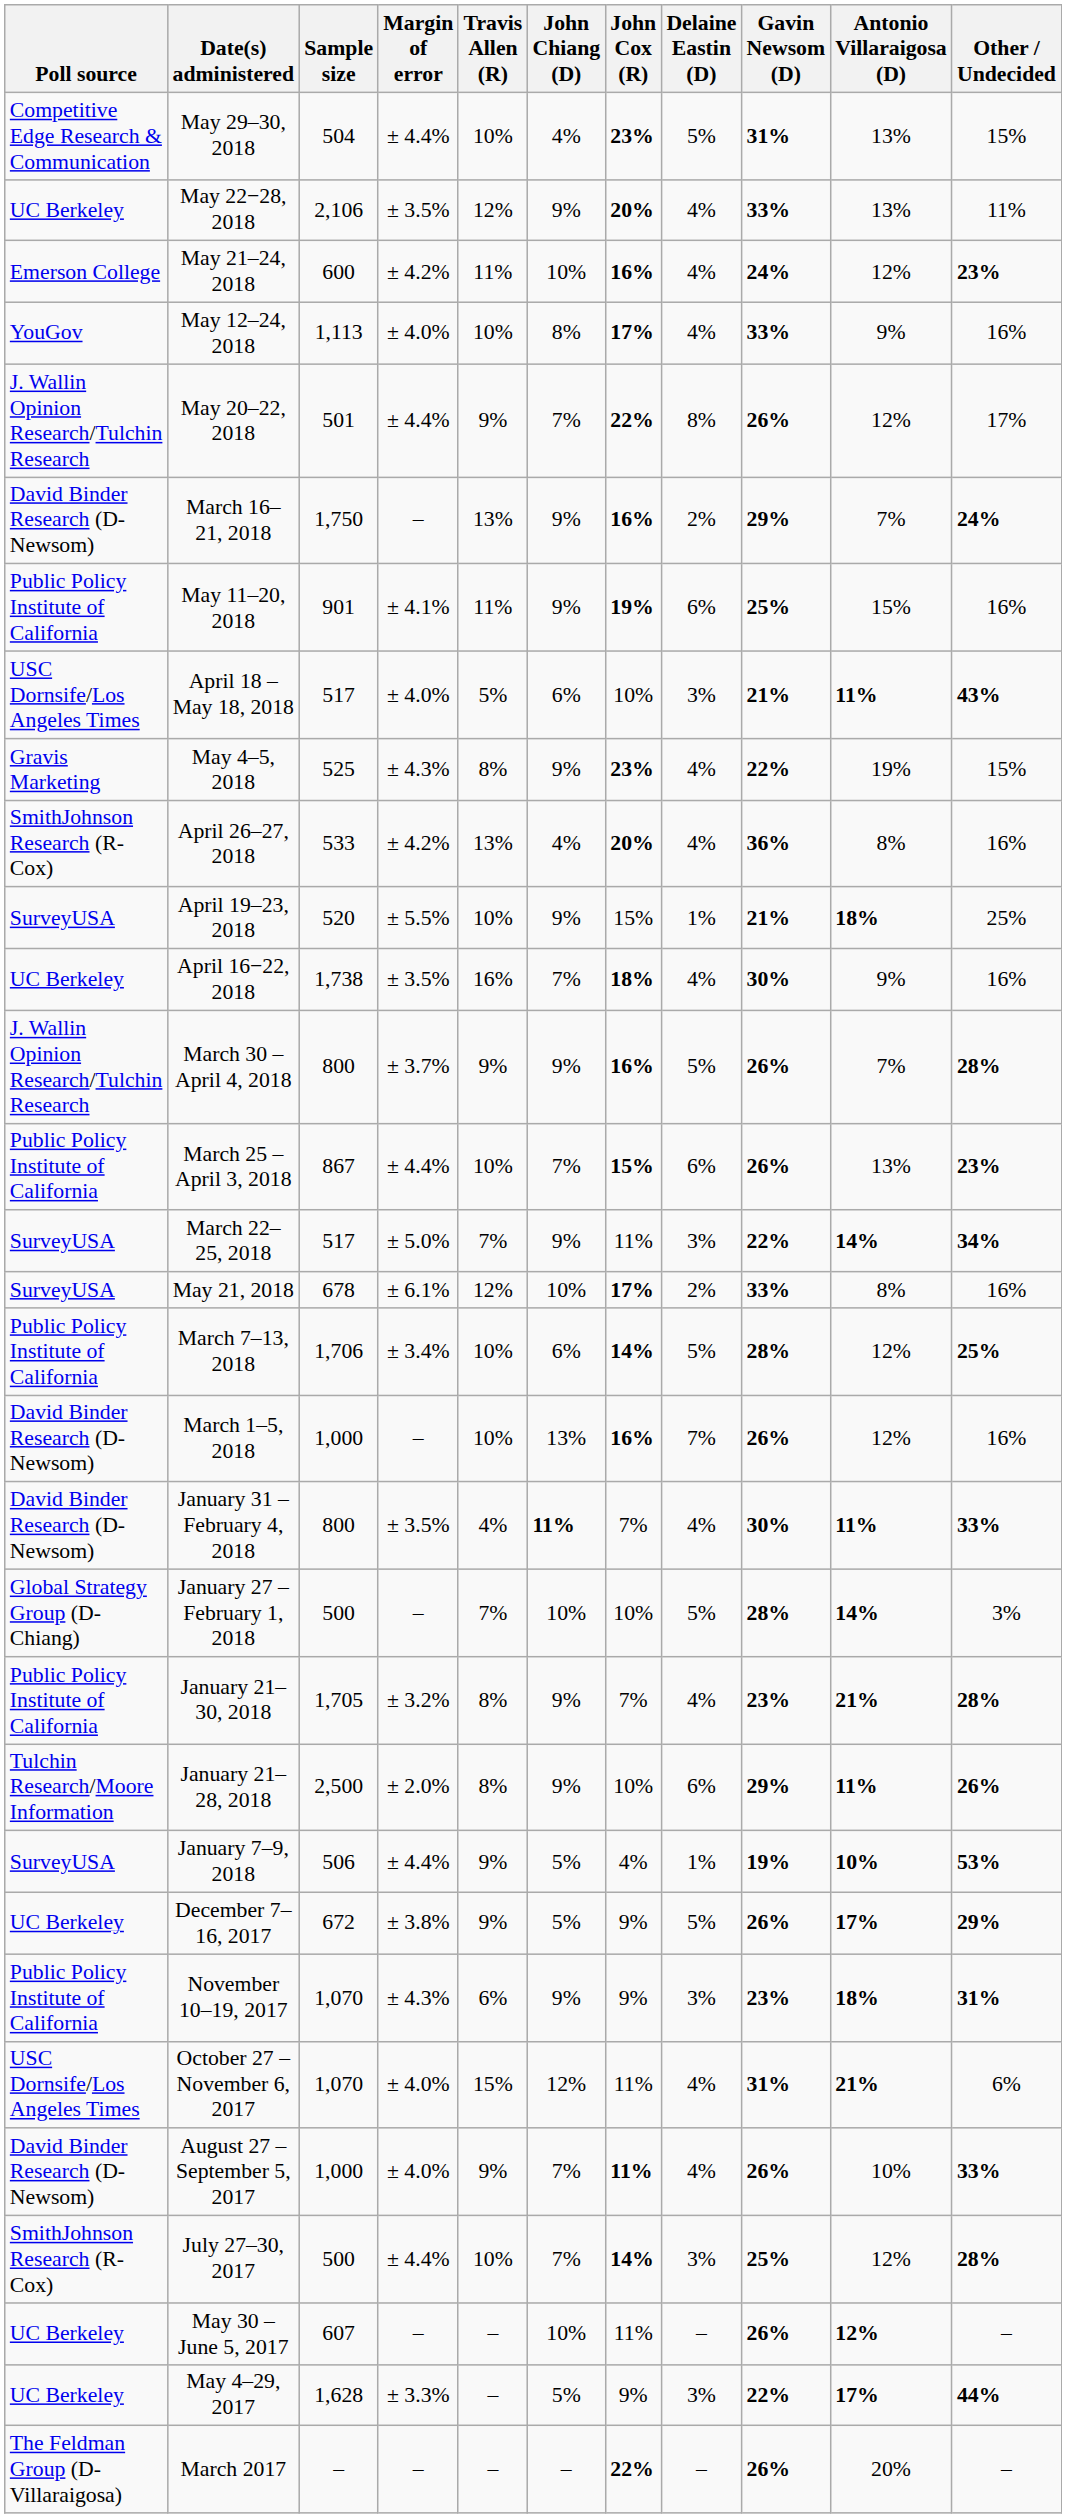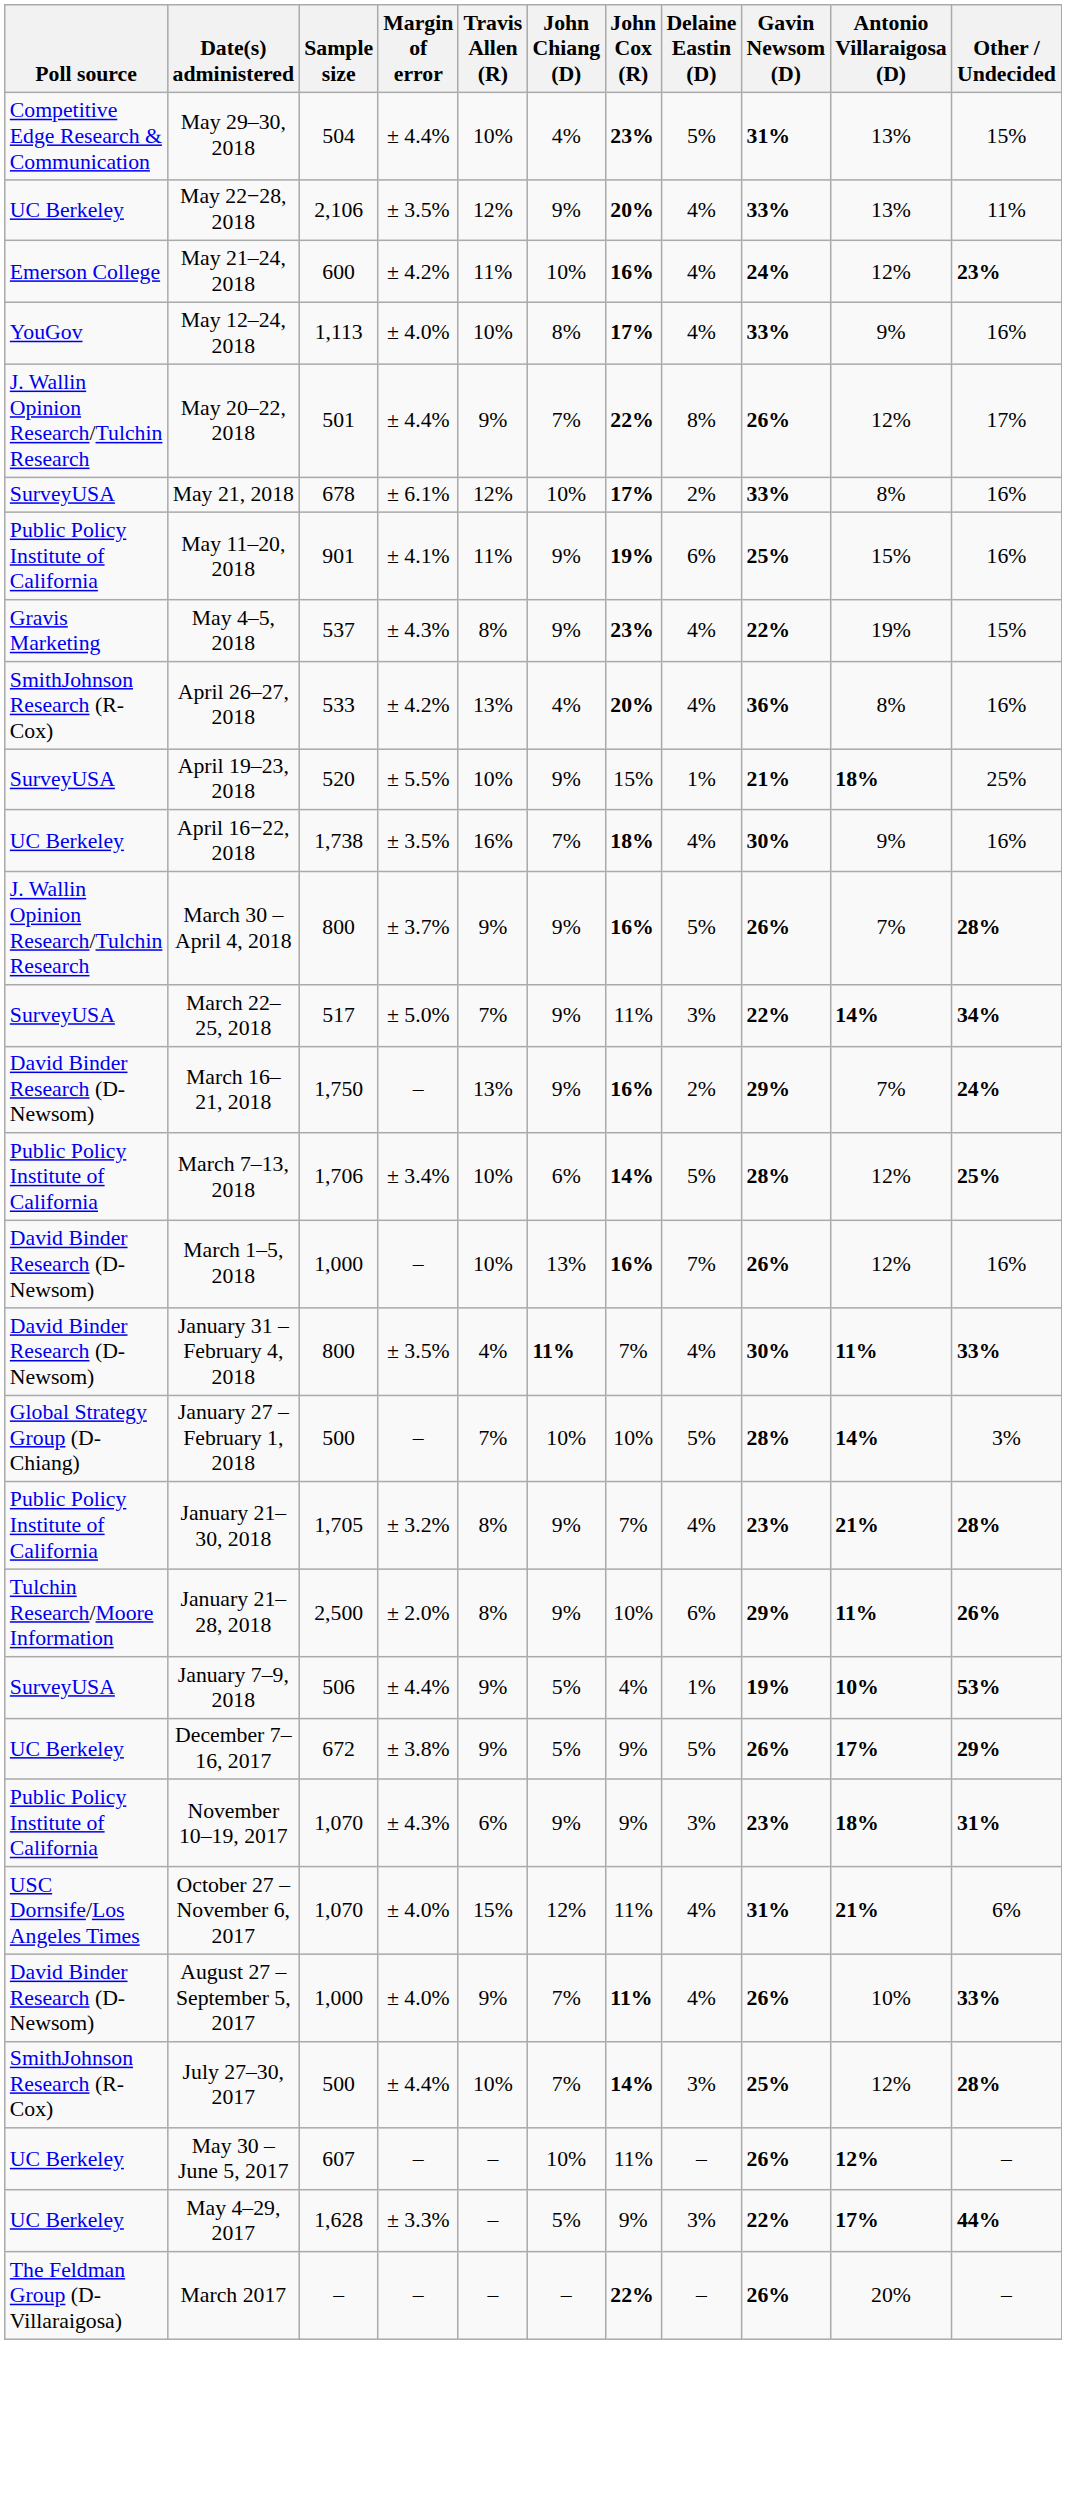rows swapped: (233, 1289) <-> (233, 520)
- row: (233, 694)
(339, 769) 525 -> (339, 630) 537
- row: (233, 1166)
